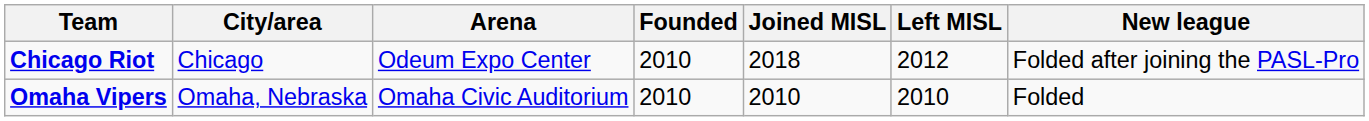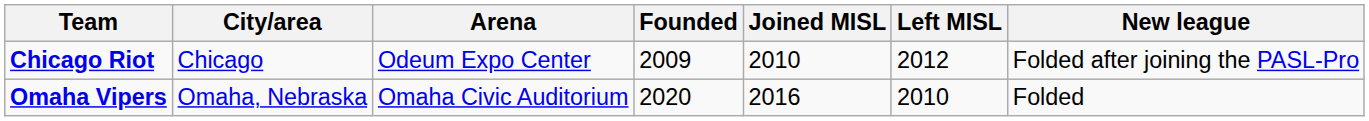(665, 60) 2010 -> (665, 60) 2009
(775, 60) 2018 -> (775, 60) 2010
(665, 97) 2010 -> (665, 97) 2020
(775, 97) 2010 -> (775, 97) 2016
